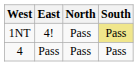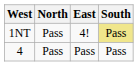columns swapped: (81, 14) <-> (49, 14)
